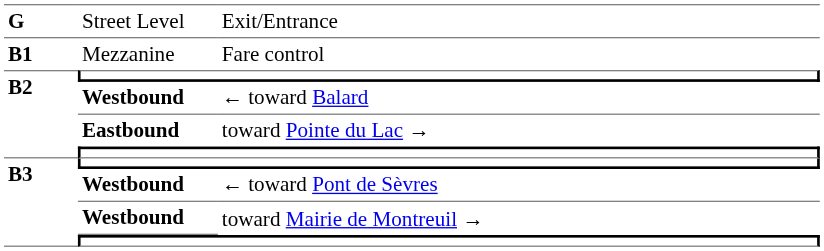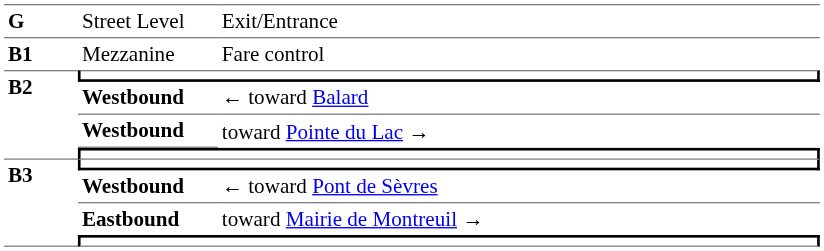(131, 130) Eastbound -> (133, 130) Westbound
(133, 217) Westbound -> (131, 219) Eastbound
